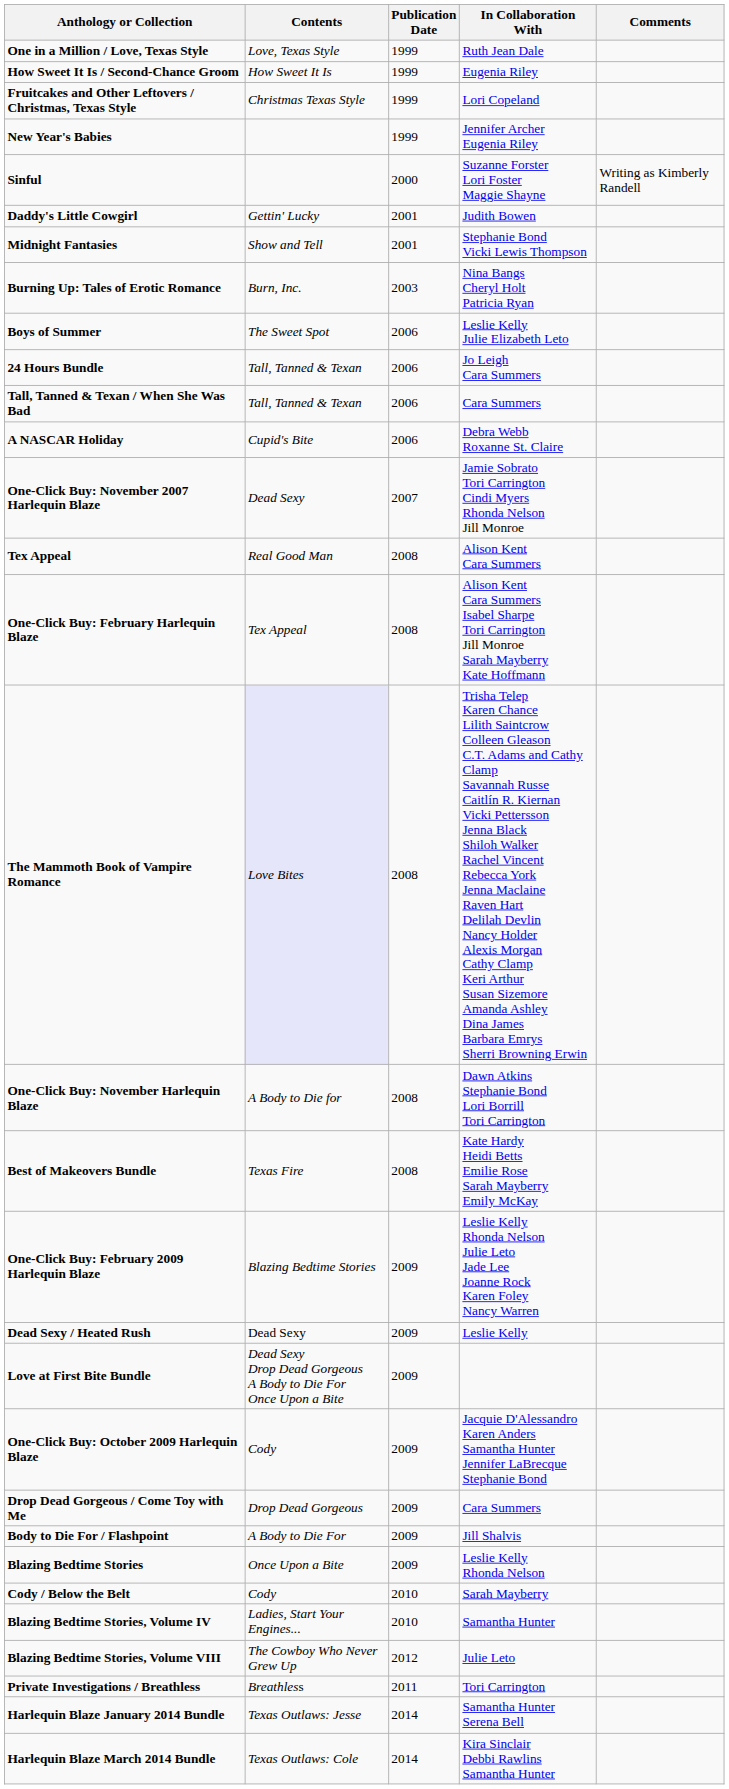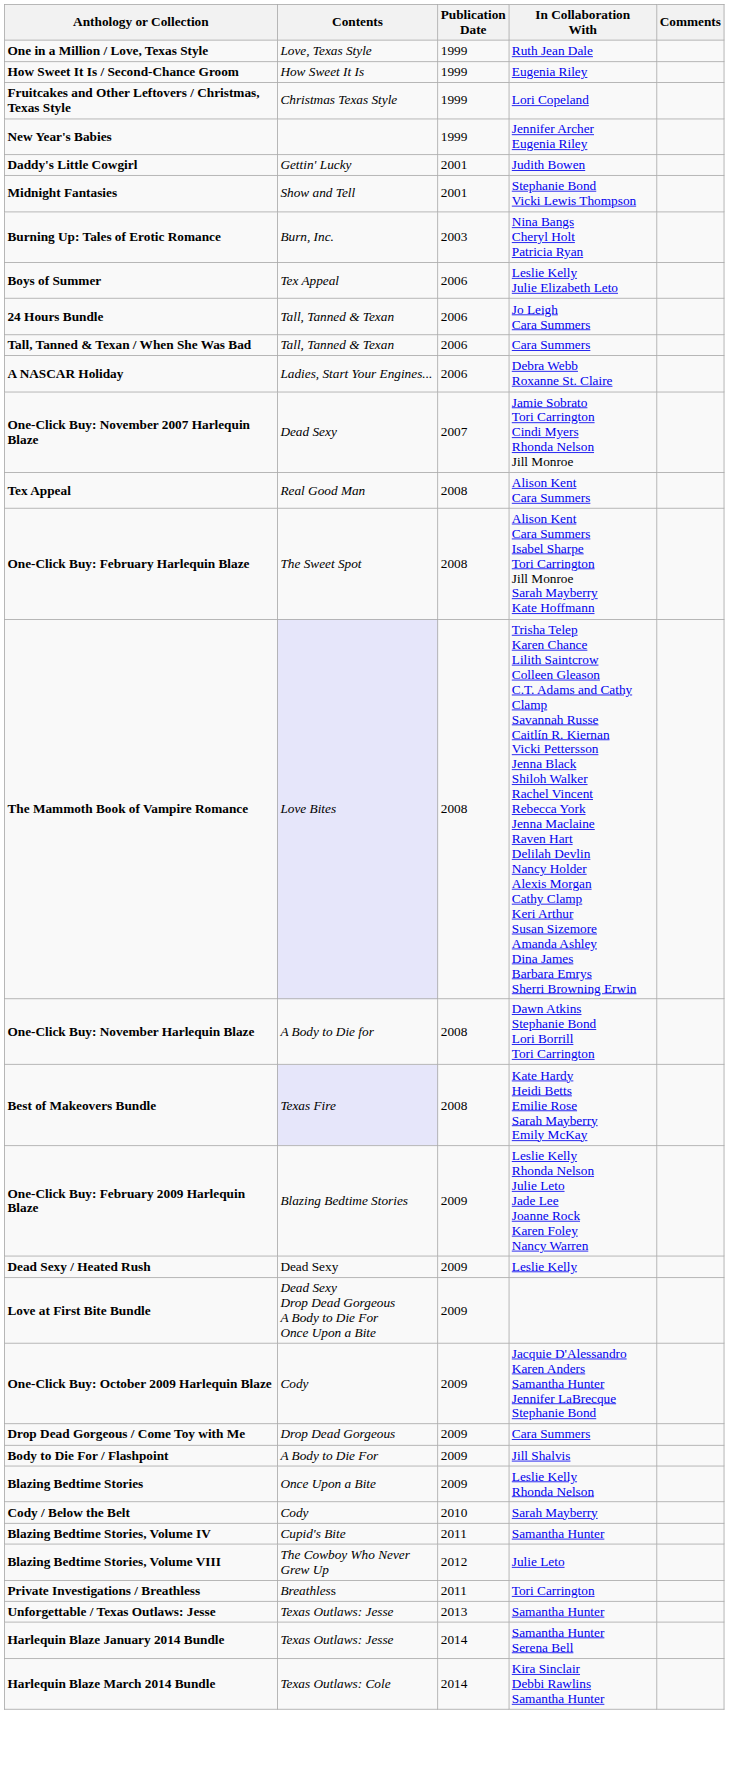- row: (24, 180)
(289, 331) The Sweet Spot -> (310, 280) Tex Appeal
(281, 439) Cupid's Bite -> (356, 373) Ladies, Start Your Engines...
(277, 629) Tex Appeal -> (321, 563) The Sweet Spot
(276, 1171) no background -> (308, 1105) lavender background
(296, 1622) Ladies, Start Your Engines... -> (313, 1533) Cupid's Bite
(405, 1622) 2010 -> (454, 1533) 2011
+ row: (111, 1611)
